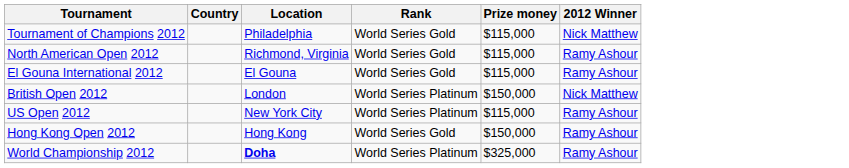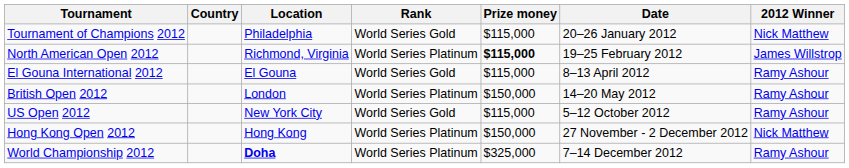+ column: (655, 14)
(405, 53) World Series Gold -> (416, 53) World Series Platinum
(509, 53) normal -> (509, 53) bold
(600, 53) Ramy Ashour -> (798, 53) James Willstrop
(600, 93) Nick Matthew -> (791, 93) Ramy Ashour
(416, 113) World Series Platinum -> (405, 113) World Series Gold
(405, 133) World Series Gold -> (416, 133) World Series Platinum
(600, 133) Ramy Ashour -> (791, 133) Nick Matthew
